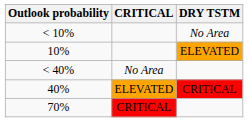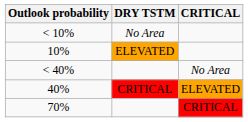columns swapped: (144, 13) <-> (210, 13)
